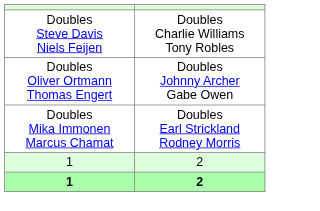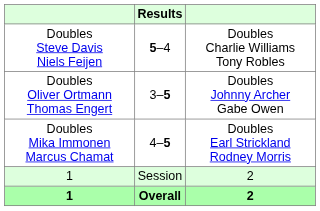+ column: (160, 14)
